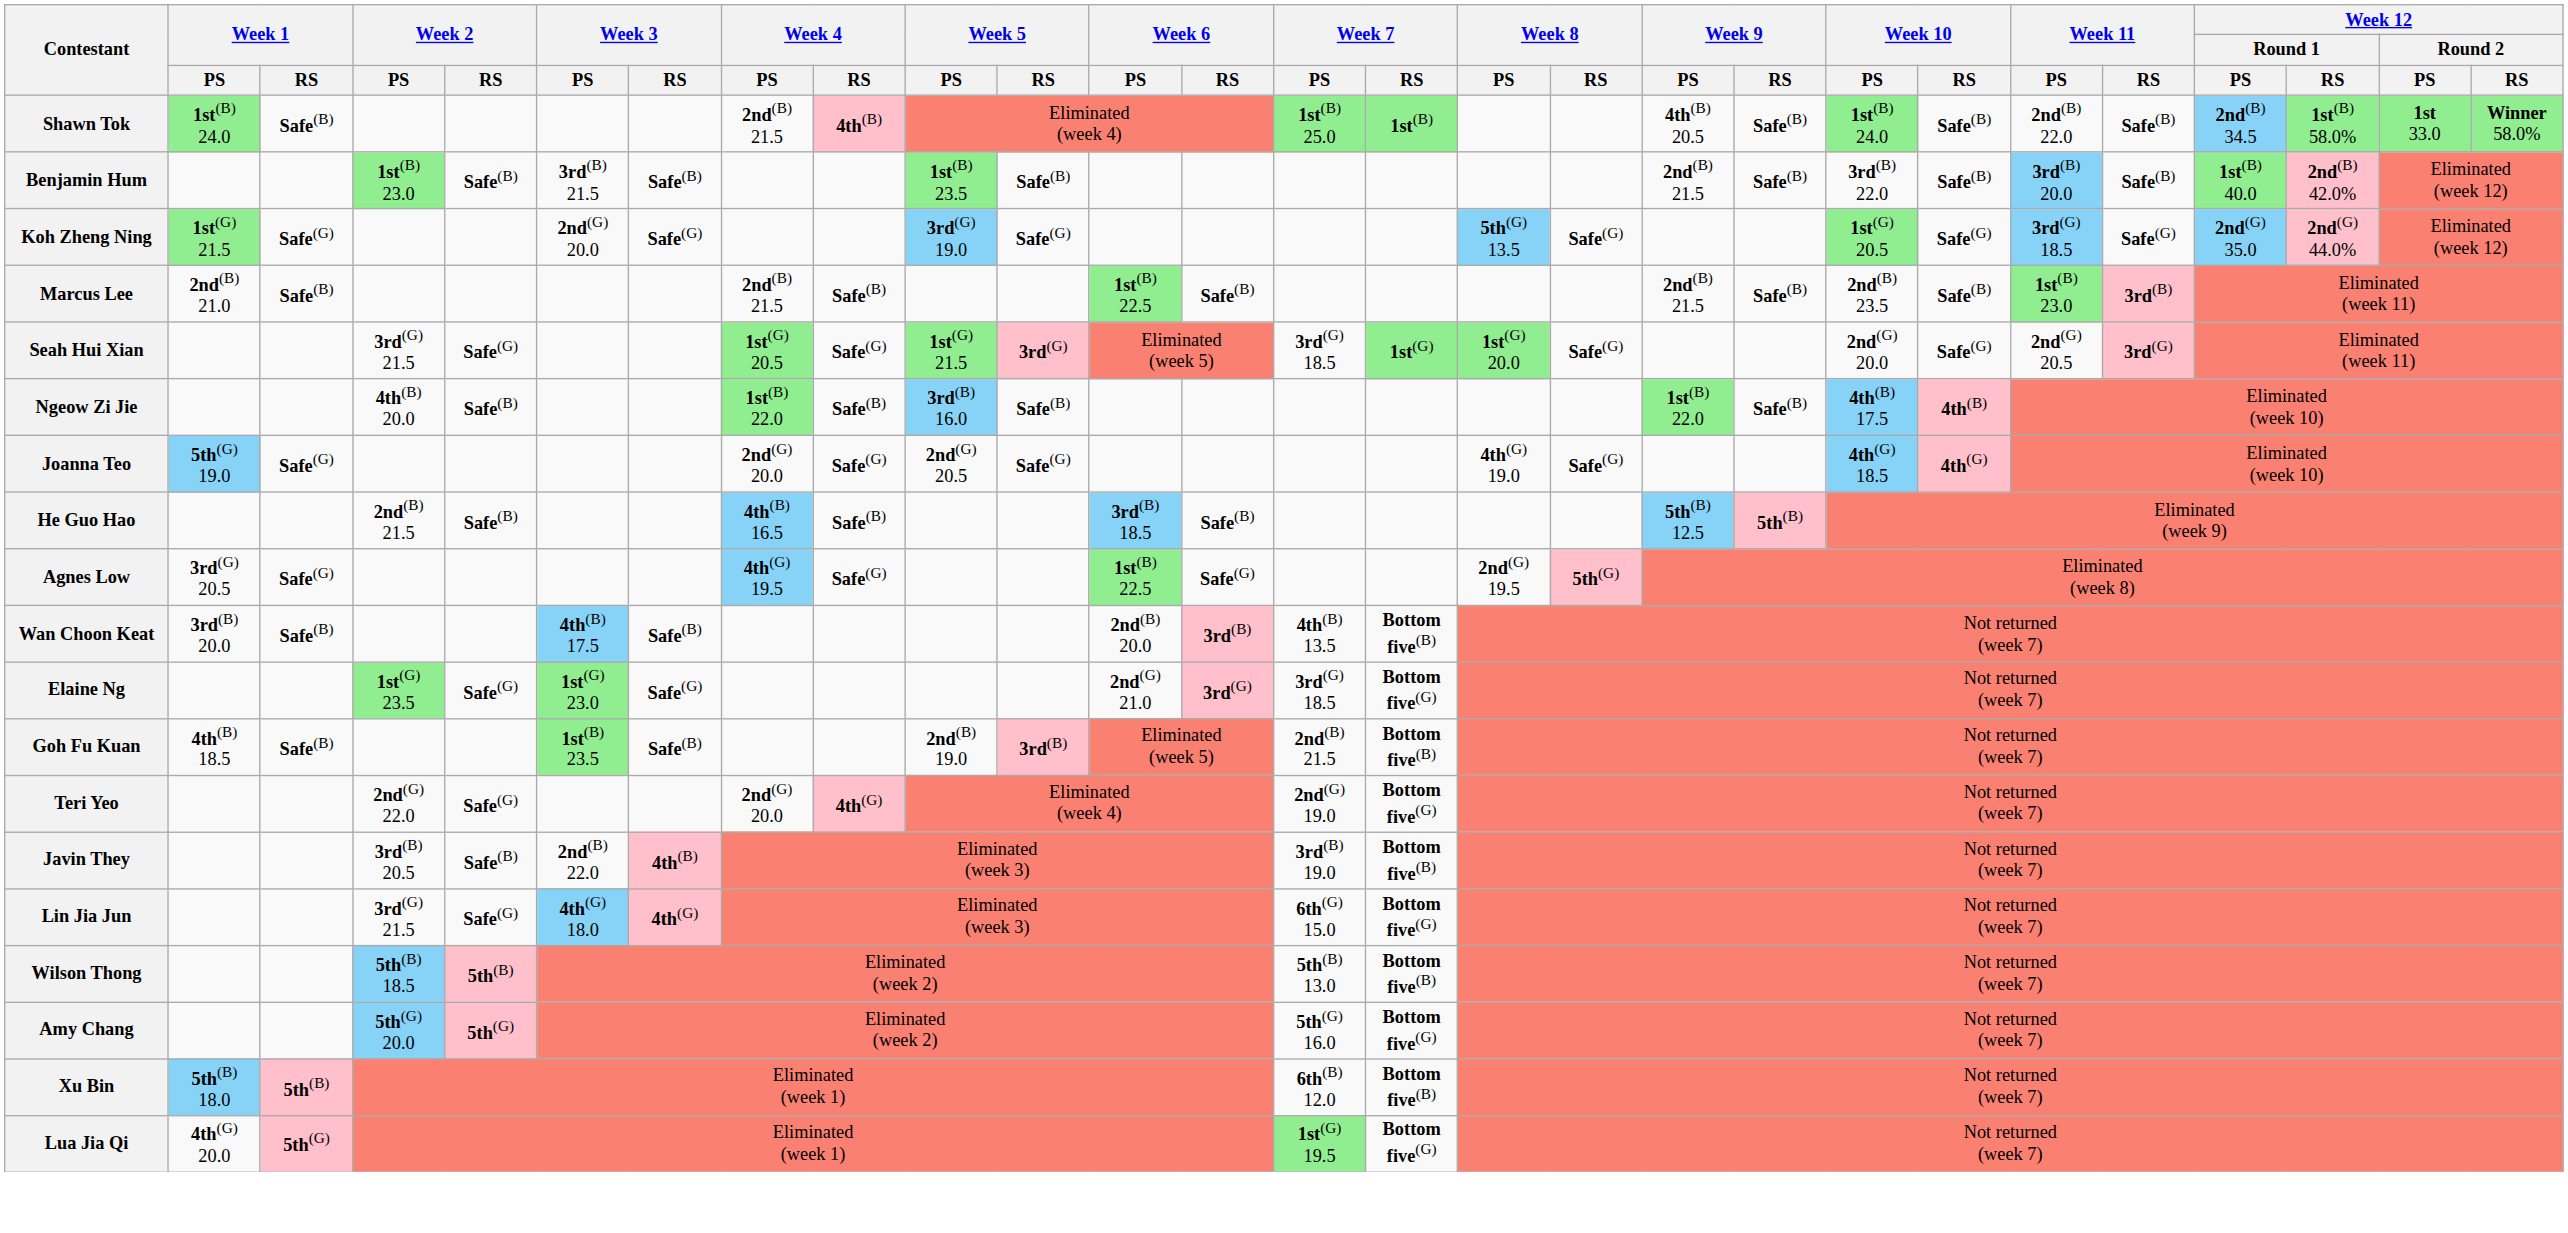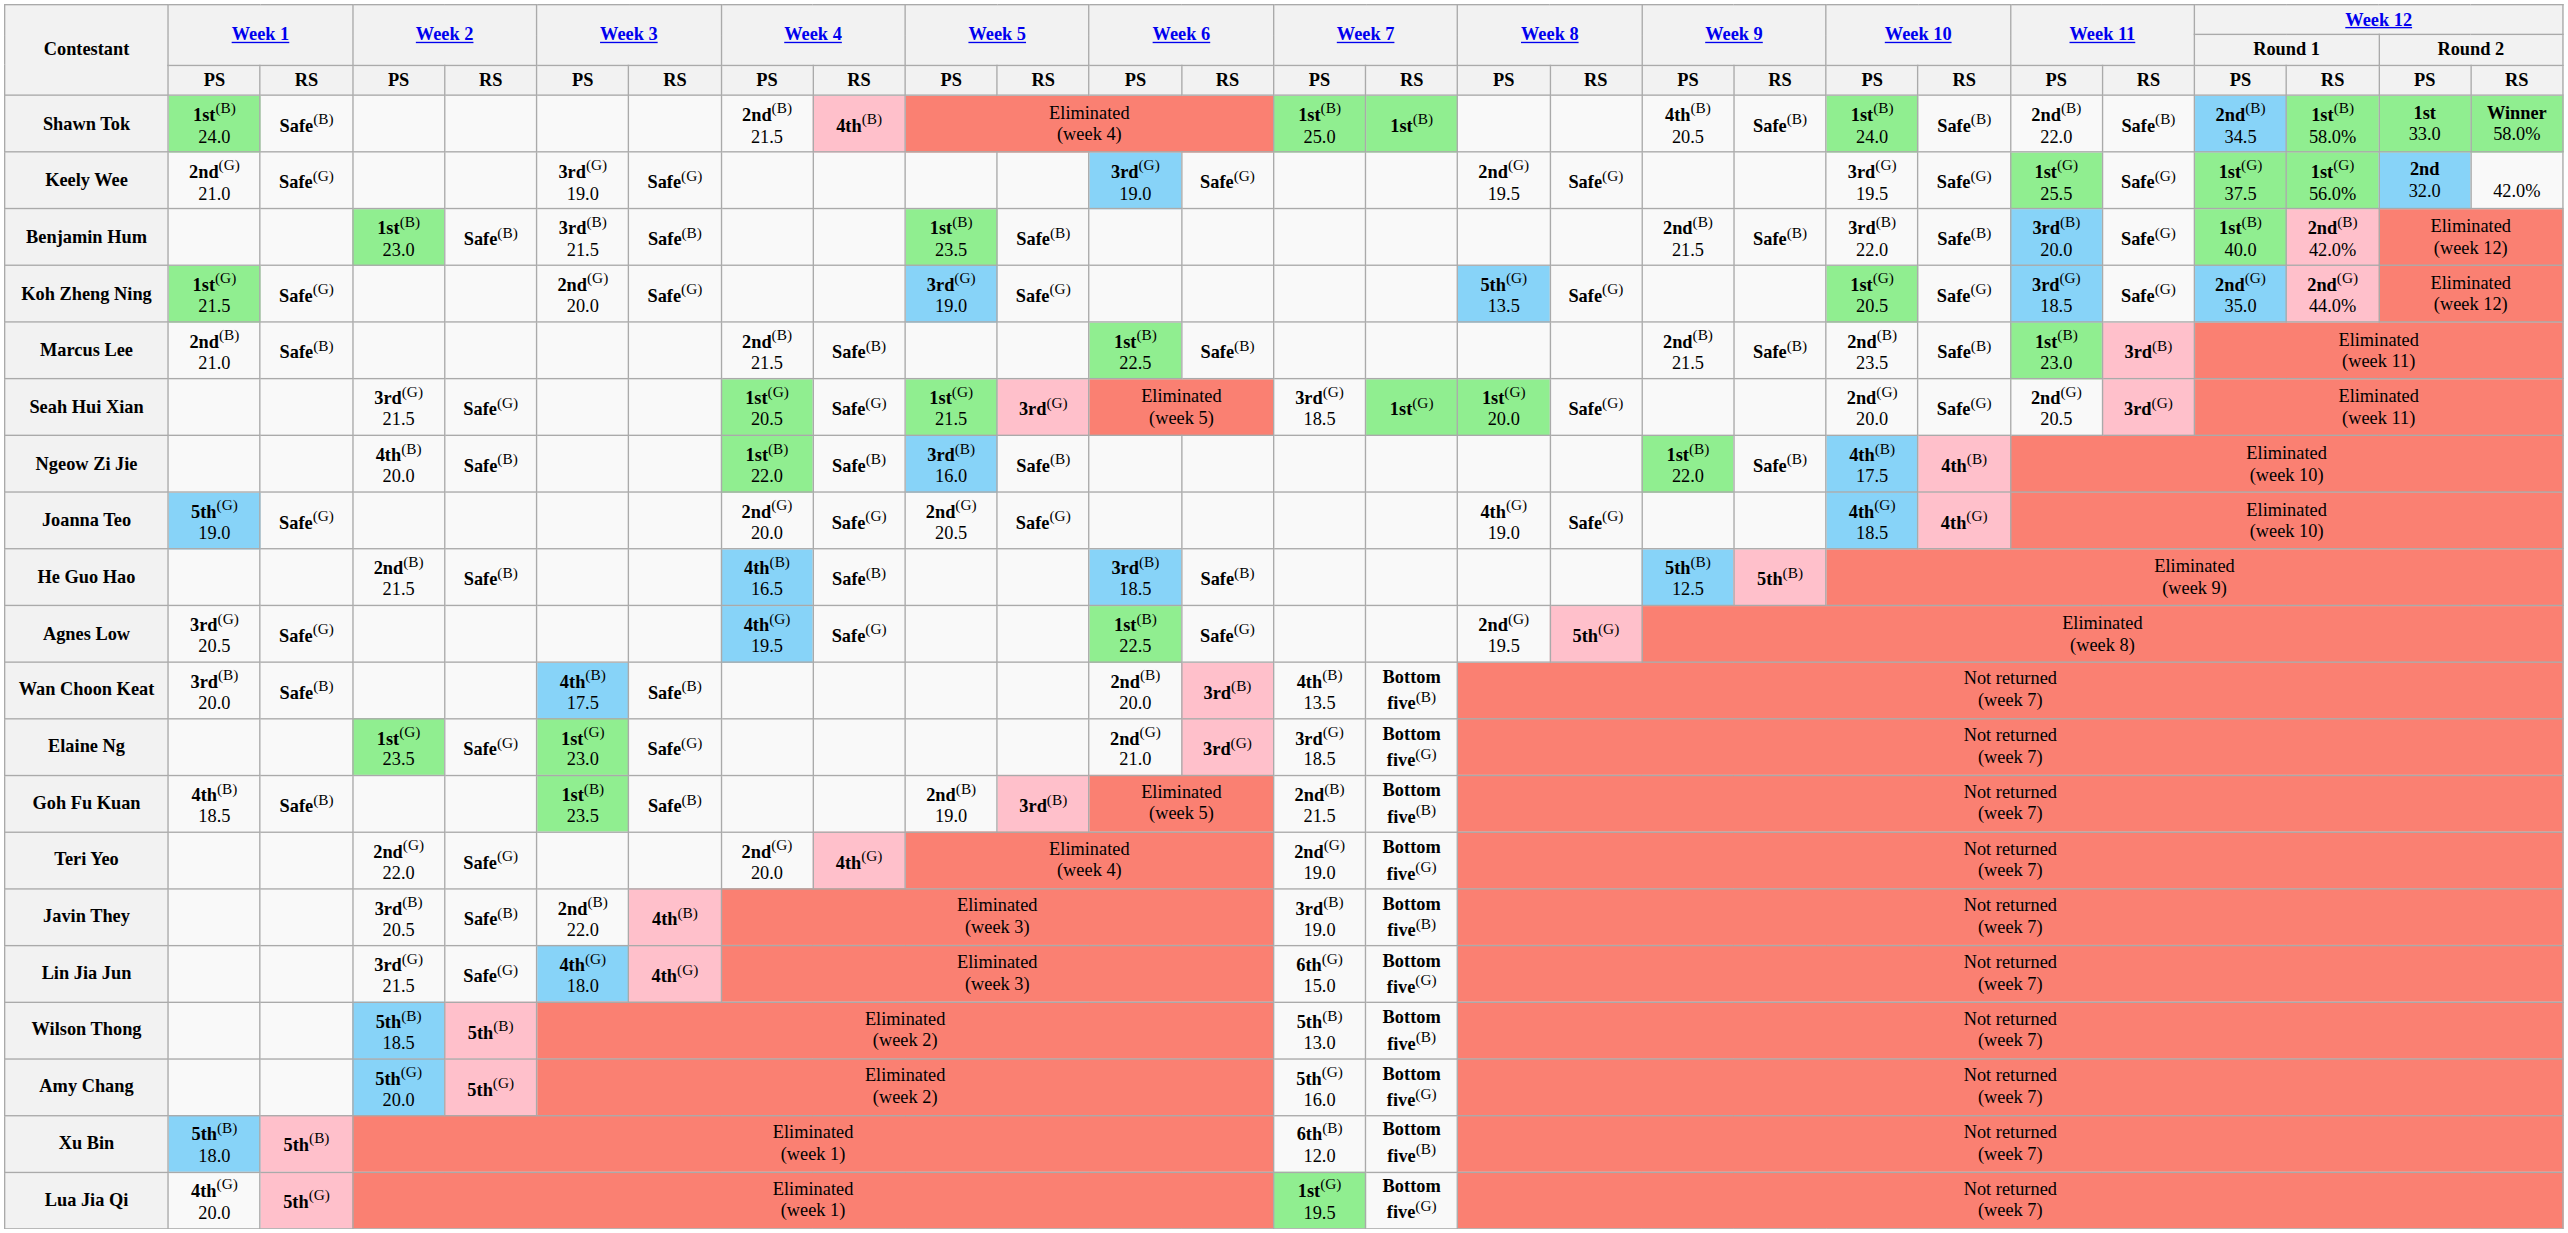+ row: (87, 179)
(2148, 179) Safe(B) -> (2148, 236) Safe(G)
